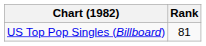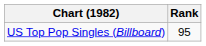(184, 31) 81 -> (184, 31) 95
